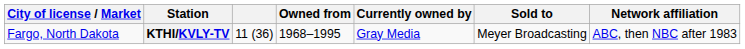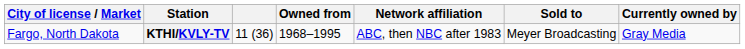columns swapped: (665, 14) <-> (414, 14)
